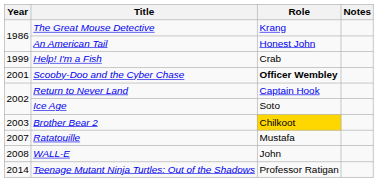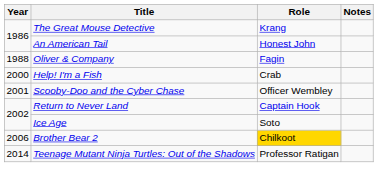+ row: (73, 59)
(18, 59) 1999 -> (18, 75) 2000
(299, 75) bold -> (296, 91) normal
(18, 122) 2003 -> (18, 138) 2006
- row: (57, 138)
- row: (52, 153)
